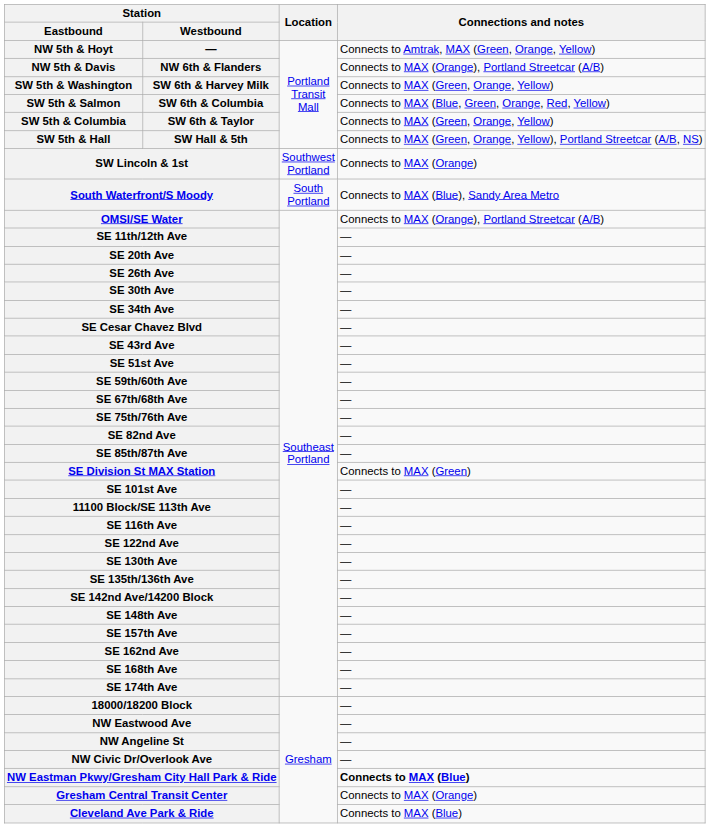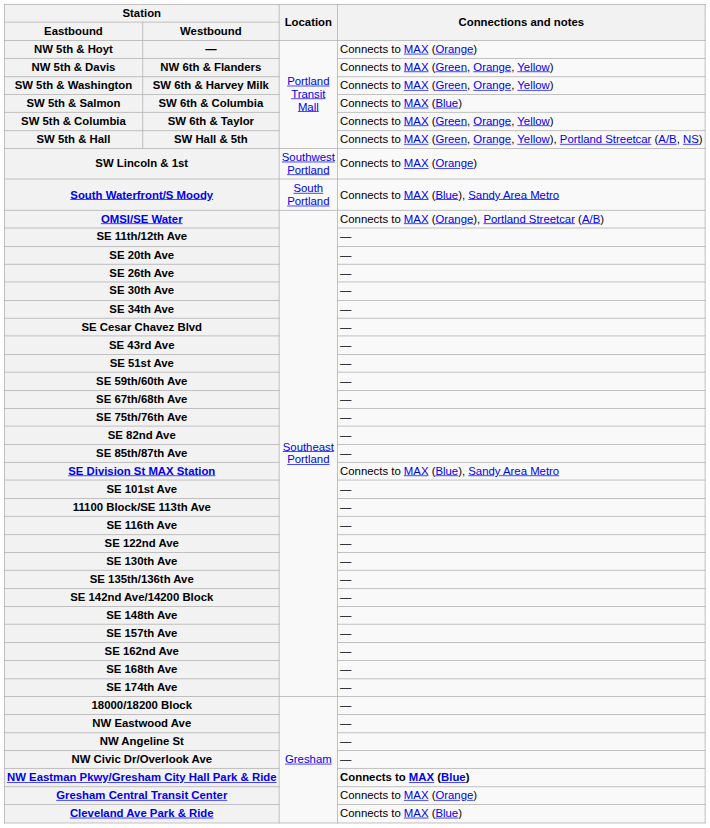(468, 49) Connects to Amtrak, MAX (Green, Orange, Yellow) -> (409, 49) Connects to MAX (Orange)
(472, 67) Connects to MAX (Orange), Portland Streetcar (A/B) -> (447, 67) Connects to MAX (Green, Orange, Yellow)
(475, 103) Connects to MAX (Blue, Green, Orange, Red, Yellow) -> (401, 103) Connects to MAX (Blue)
(405, 471) Connects to MAX (Green) -> (450, 471) Connects to MAX (Blue), Sandy Area Metro
